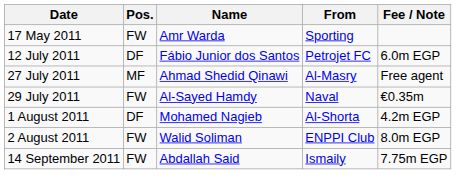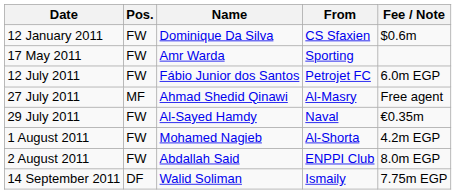+ row: (55, 35)
(135, 55) DF -> (136, 76) FW
(135, 117) DF -> (136, 138) FW
(201, 138) Walid Soliman -> (200, 158) Abdallah Said
(136, 158) FW -> (135, 179) DF
(200, 158) Abdallah Said -> (201, 179) Walid Soliman
